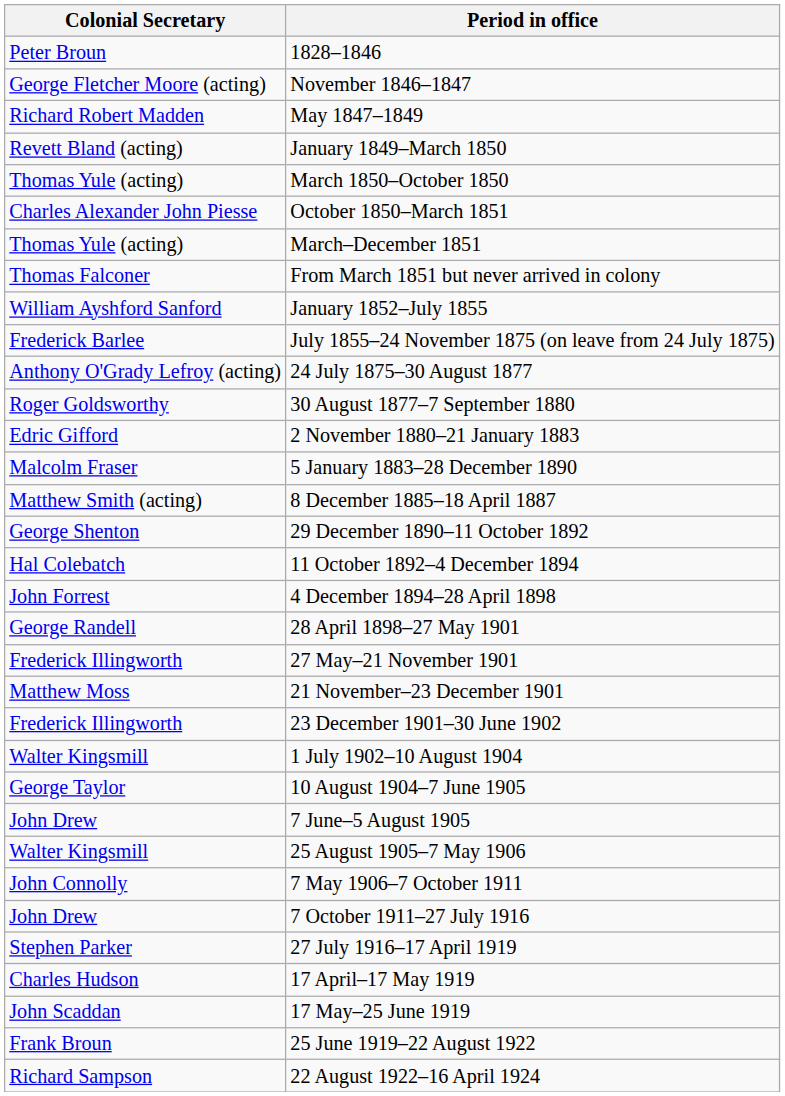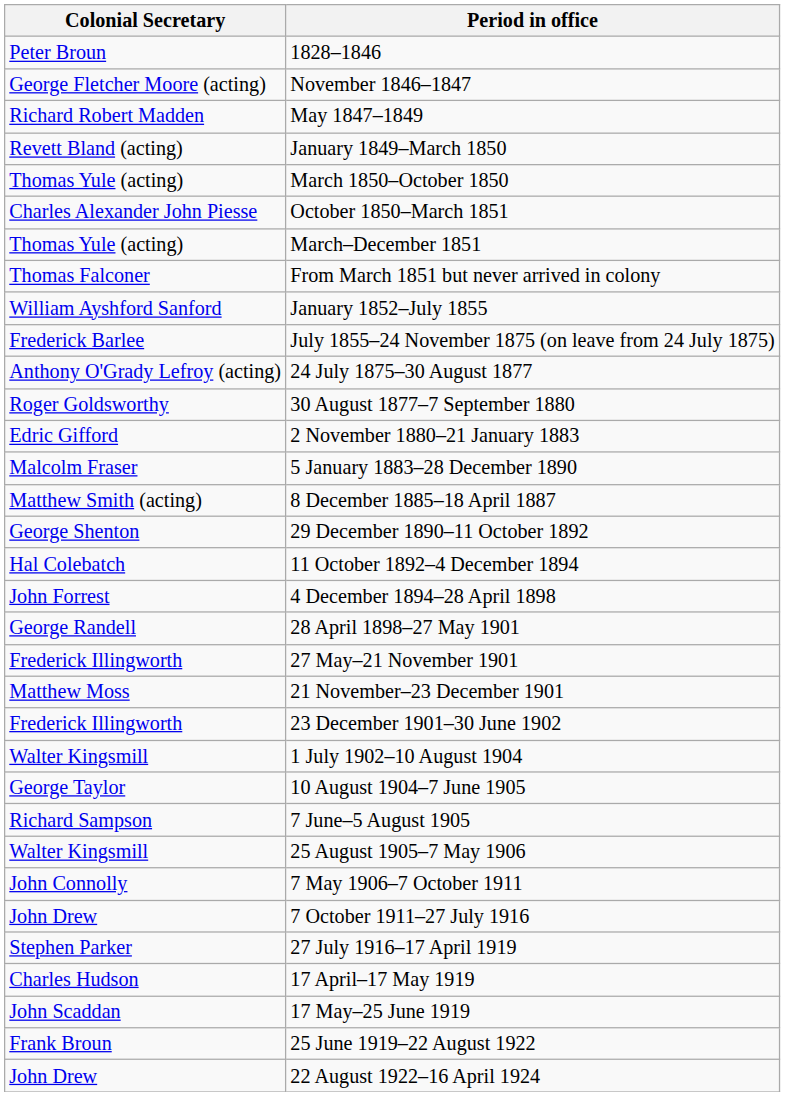(53, 819) John Drew -> (81, 819) Richard Sampson
(81, 1075) Richard Sampson -> (53, 1075) John Drew
